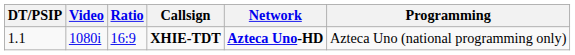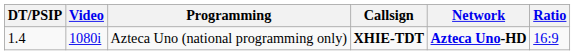columns swapped: (127, 15) <-> (448, 15)
(17, 38) 1.1 -> (17, 38) 1.4
